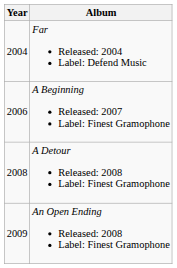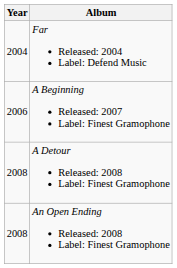(17, 233) 2009 -> (17, 233) 2008
